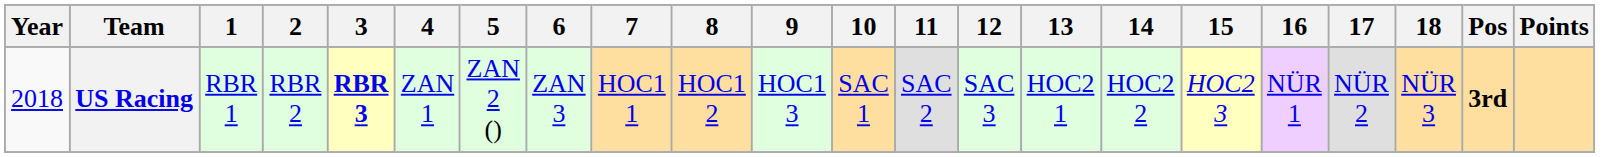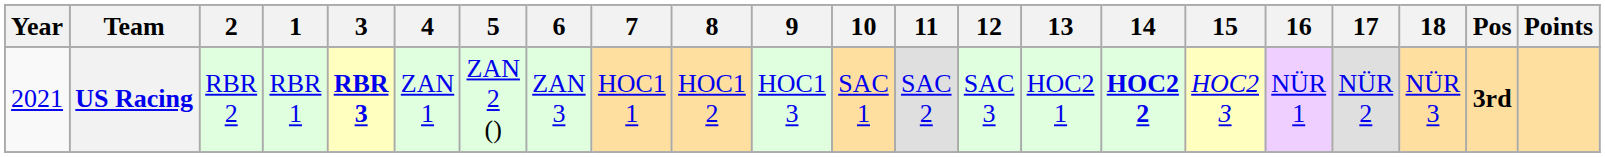columns swapped: (231, 25) <-> (295, 25)
(37, 98) 2018 -> (37, 98) 2021
(1141, 98) normal -> (1143, 98) bold
